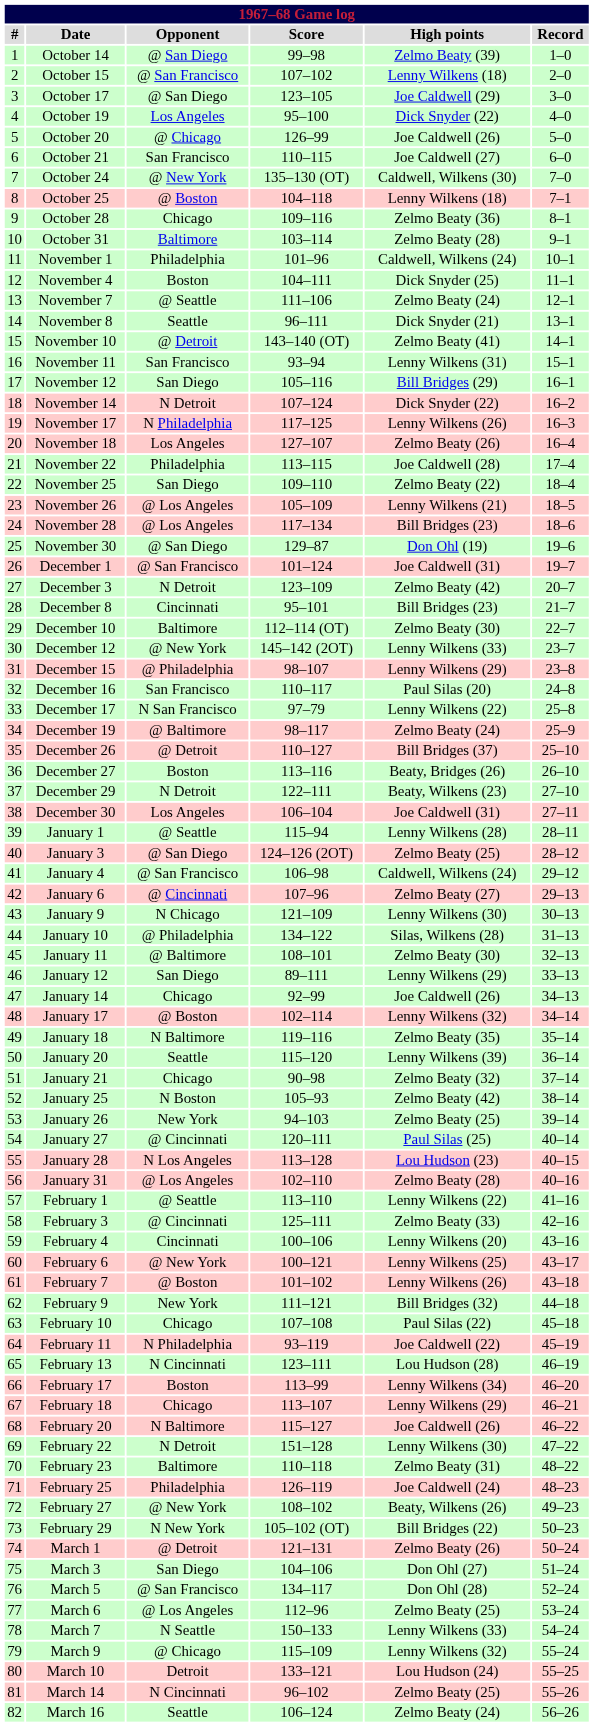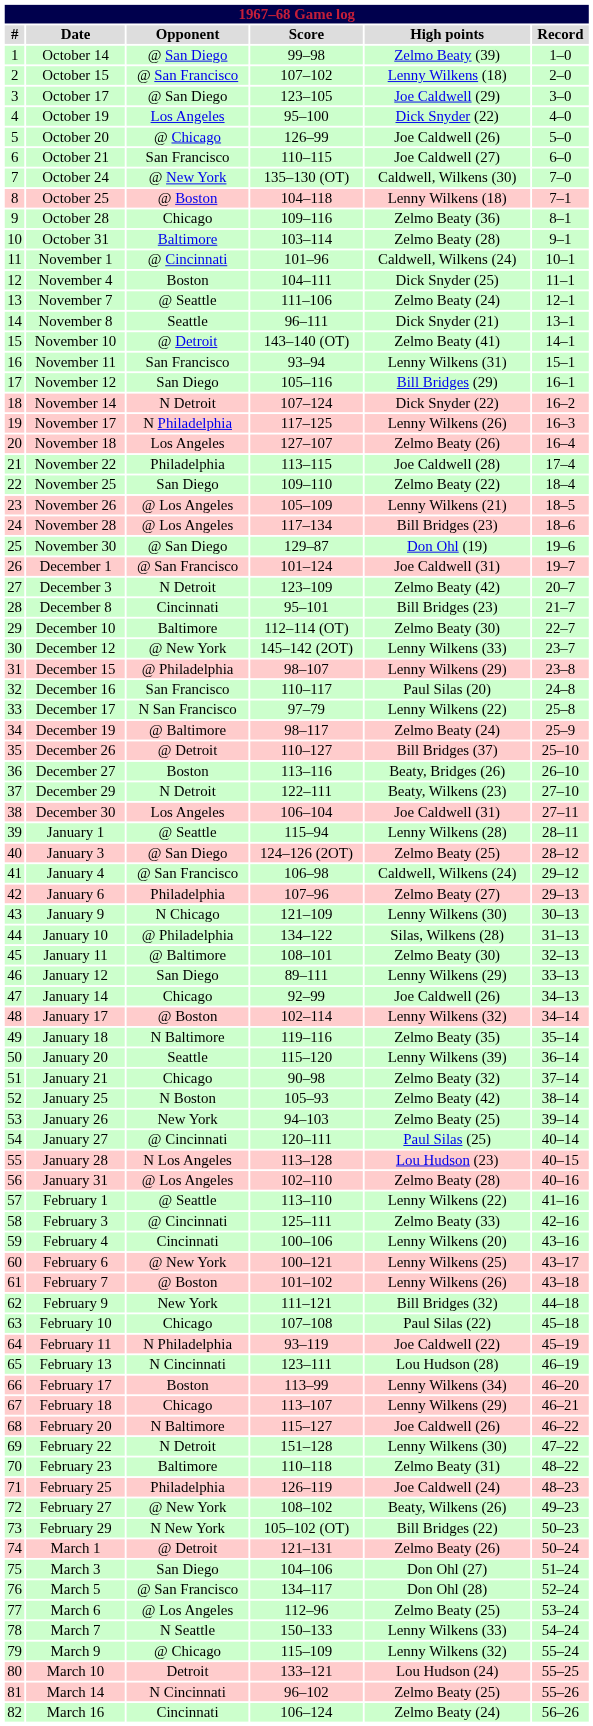(188, 259) Philadelphia -> (188, 259) @ Cincinnati
(188, 893) @ Cincinnati -> (188, 893) Philadelphia
(188, 1712) Seattle -> (188, 1712) Cincinnati
